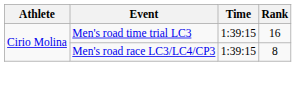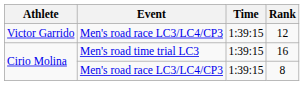+ row: (282, 33)
